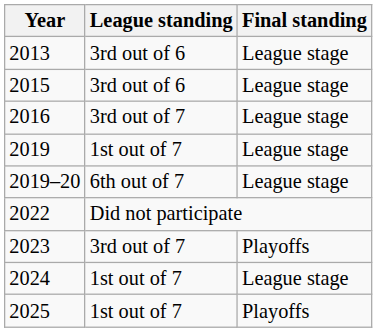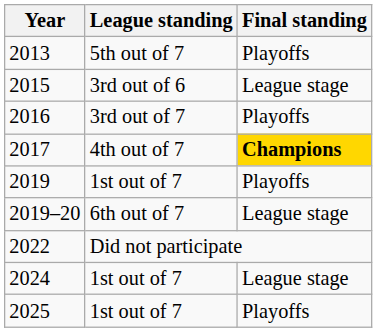(137, 52) 3rd out of 6 -> (137, 52) 5th out of 7
(295, 52) League stage -> (276, 52) Playoffs
(295, 117) League stage -> (276, 117) Playoffs
+ row: (30, 149)
(295, 149) League stage -> (276, 181) Playoffs
- row: (30, 246)
